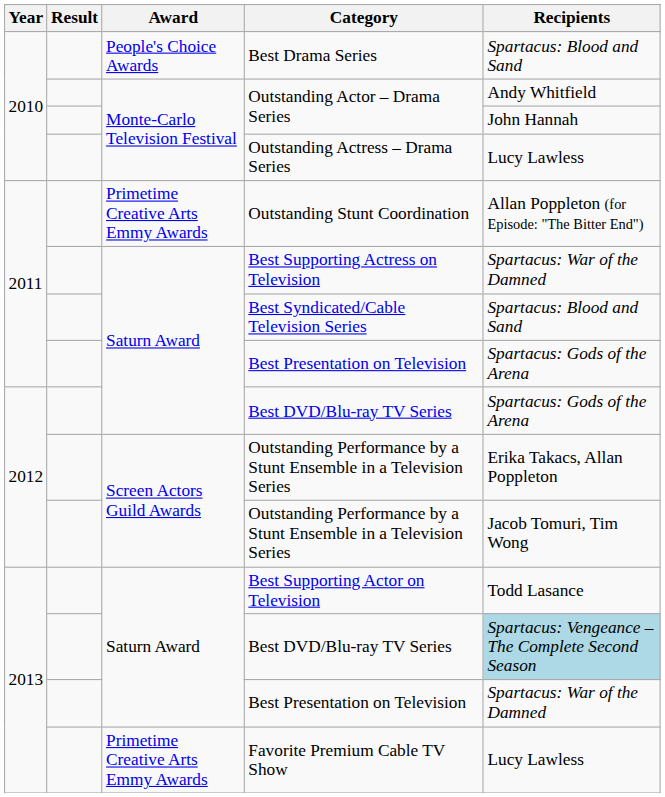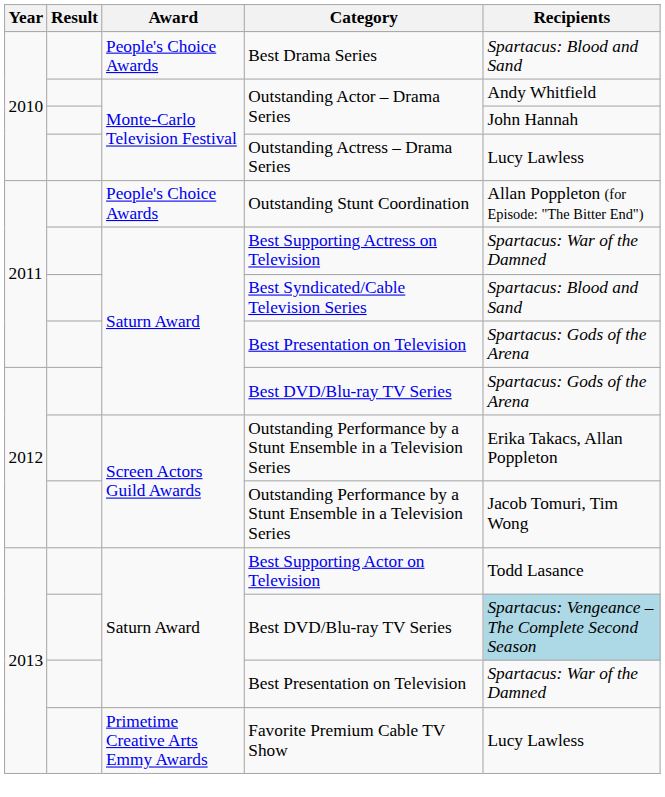(157, 213) Primetime Creative Arts Emmy Awards -> (161, 203) People's Choice Awards
